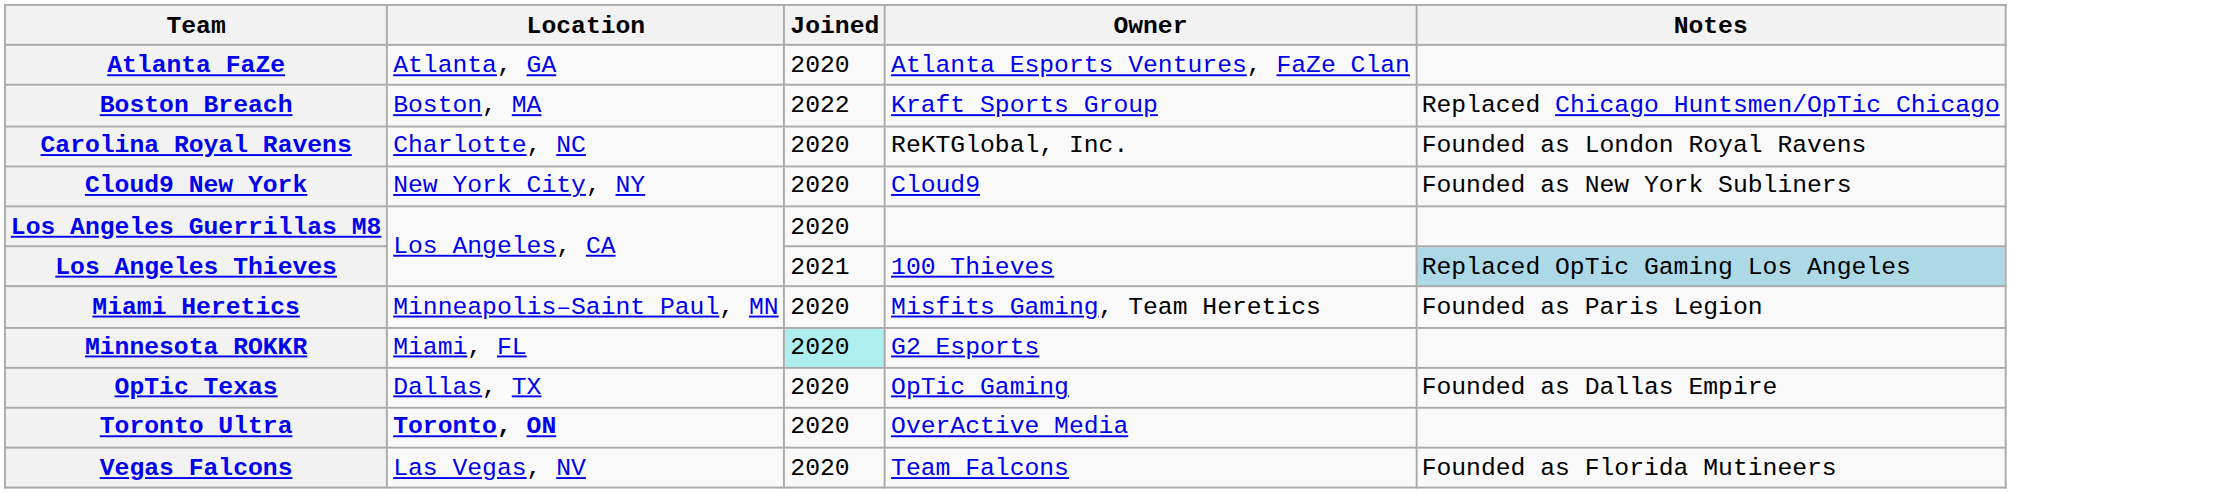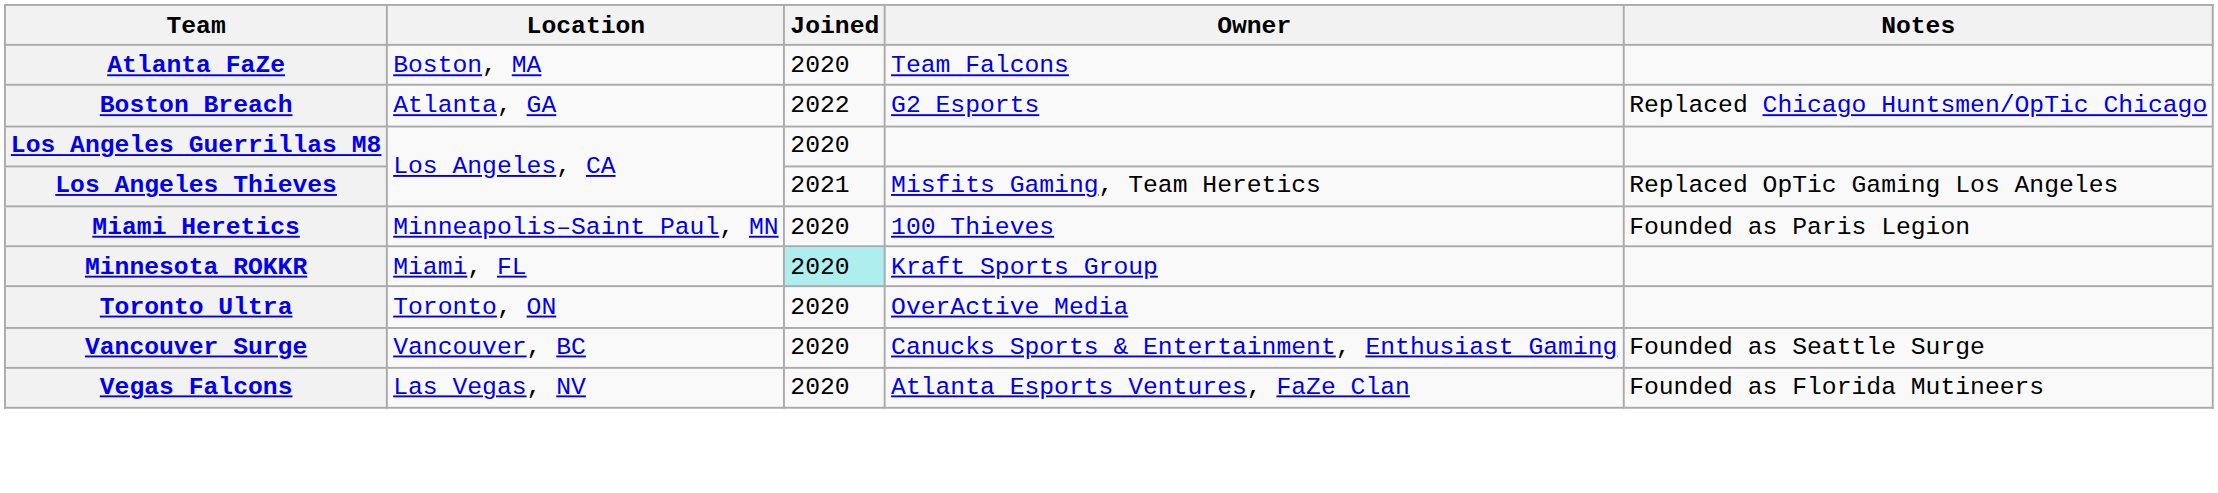(475, 65) Atlanta, GA -> (467, 65) Boston, MA
(1150, 65) Atlanta Esports Ventures, FaZe Clan -> (980, 65) Team Falcons
(467, 106) Boston, MA -> (475, 106) Atlanta, GA
(1024, 106) Kraft Sports Group -> (965, 106) G2 Esports
- row: (196, 146)
- row: (196, 186)
(973, 267) 100 Thieves -> (1106, 186) Misfits Gaming, Team Heretics
(1666, 267) lightblue background -> (1874, 186) no background
(1106, 307) Misfits Gaming, Team Heretics -> (973, 226) 100 Thieves
(965, 347) G2 Esports -> (1024, 267) Kraft Sports Group
- row: (196, 387)
(475, 428) bold -> (475, 307) normal
+ row: (196, 347)
(980, 468) Team Falcons -> (1150, 387) Atlanta Esports Ventures, FaZe Clan
